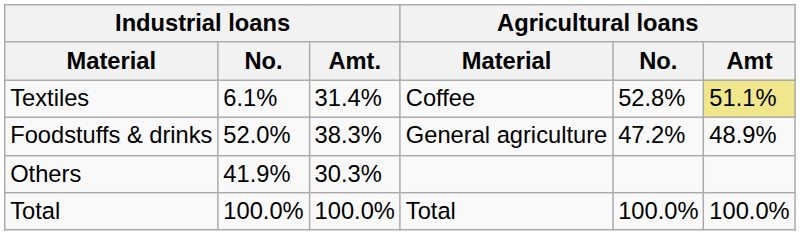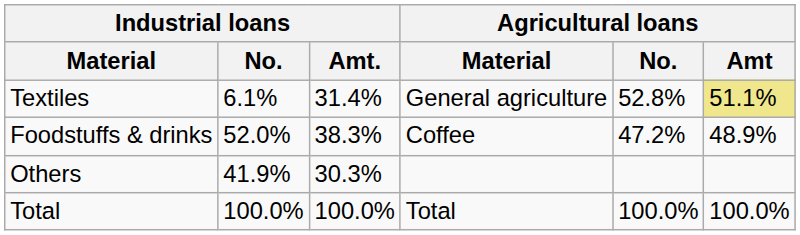(440, 98) Coffee -> (507, 98) General agriculture
(507, 135) General agriculture -> (440, 135) Coffee
